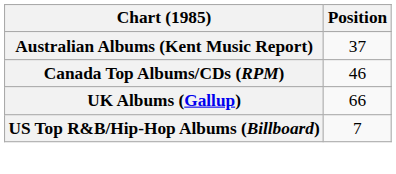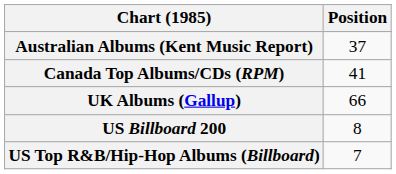(357, 73) 46 -> (357, 73) 41
+ row: (164, 127)
